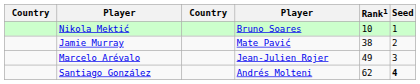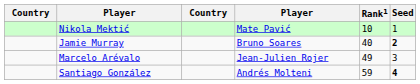(269, 29) Bruno Soares -> (264, 29) Mate Pavić
(264, 43) Mate Pavić -> (269, 43) Bruno Soares
(367, 43) 38 -> (367, 43) 40
(395, 43) normal -> (395, 43) bold
(367, 72) 62 -> (367, 72) 59
